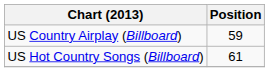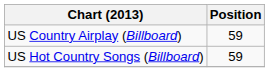(236, 56) 61 -> (236, 56) 59
